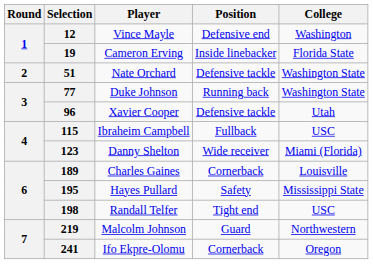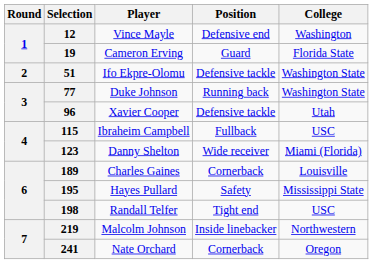(236, 53) Inside linebacker -> (236, 53) Guard
(144, 73) Nate Orchard -> (144, 73) Ifo Ekpre-Olomu
(236, 229) Guard -> (236, 229) Inside linebacker
(144, 249) Ifo Ekpre-Olomu -> (144, 249) Nate Orchard
